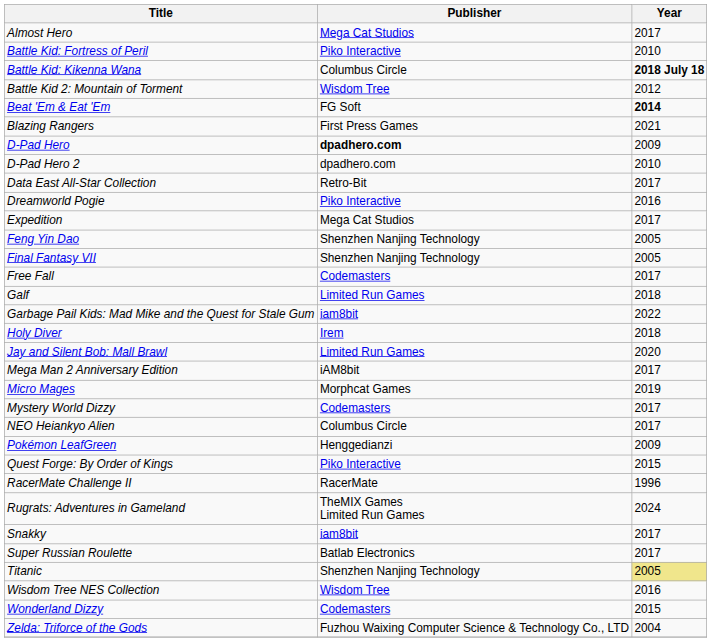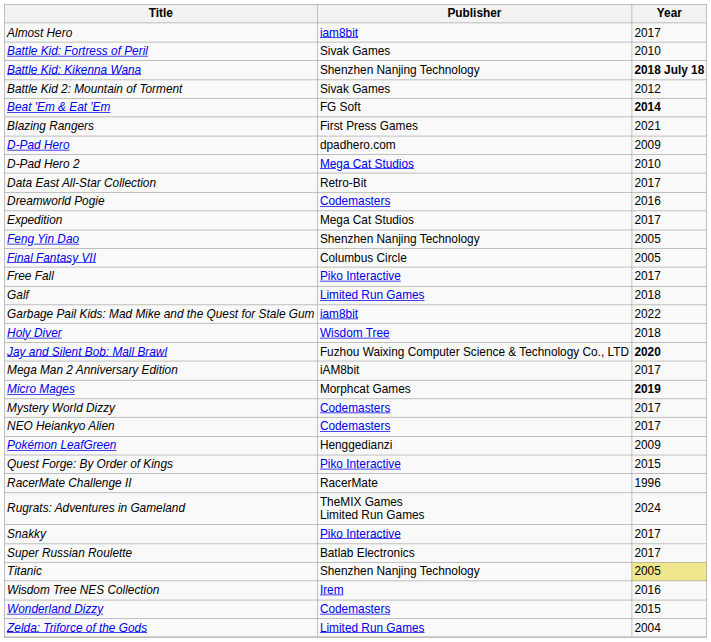(367, 32) Mega Cat Studios -> (339, 32) iam8bit
(360, 51) Piko Interactive -> (355, 51) Sivak Games
(363, 70) Columbus Circle -> (400, 70) Shenzhen Nanjing Technology
(355, 88) Wisdom Tree -> (355, 88) Sivak Games
(361, 145) bold -> (358, 145) normal
(358, 164) dpadhero.com -> (367, 164) Mega Cat Studios
(360, 201) Piko Interactive -> (355, 201) Codemasters
(400, 257) Shenzhen Nanjing Technology -> (363, 257) Columbus Circle
(355, 276) Codemasters -> (360, 276) Piko Interactive
(332, 333) Irem -> (355, 333) Wisdom Tree
(372, 351) Limited Run Games -> (474, 351) Fuzhou Waixing Computer Science & Technology Co., LTD
(648, 351) normal -> (648, 351) bold
(648, 389) normal -> (648, 389) bold
(363, 426) Columbus Circle -> (355, 426) Codemasters
(339, 534) iam8bit -> (360, 534) Piko Interactive
(355, 590) Wisdom Tree -> (332, 590) Irem
(474, 628) Fuzhou Waixing Computer Science & Technology Co., LTD -> (372, 628) Limited Run Games
